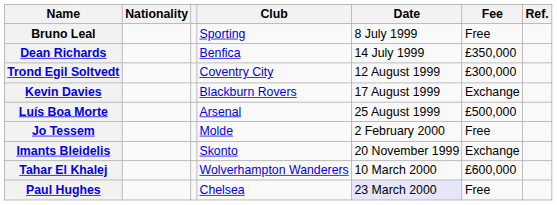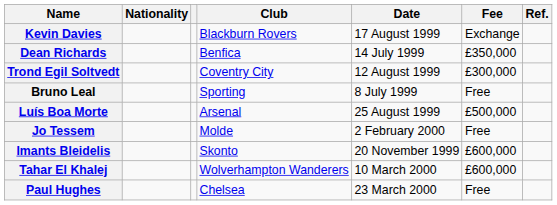rows swapped: (63, 33) <-> (63, 92)
(492, 151) Exchange -> (491, 151) £600,000
(396, 190) lavender background -> (396, 190) no background
